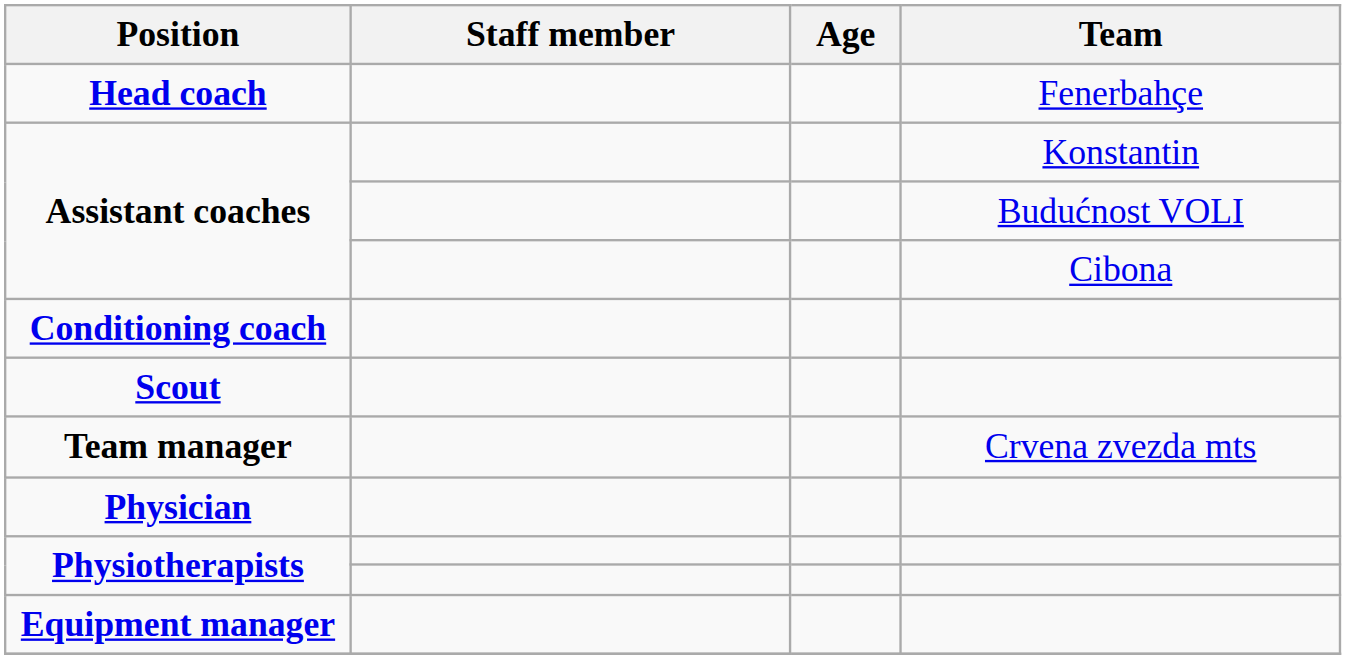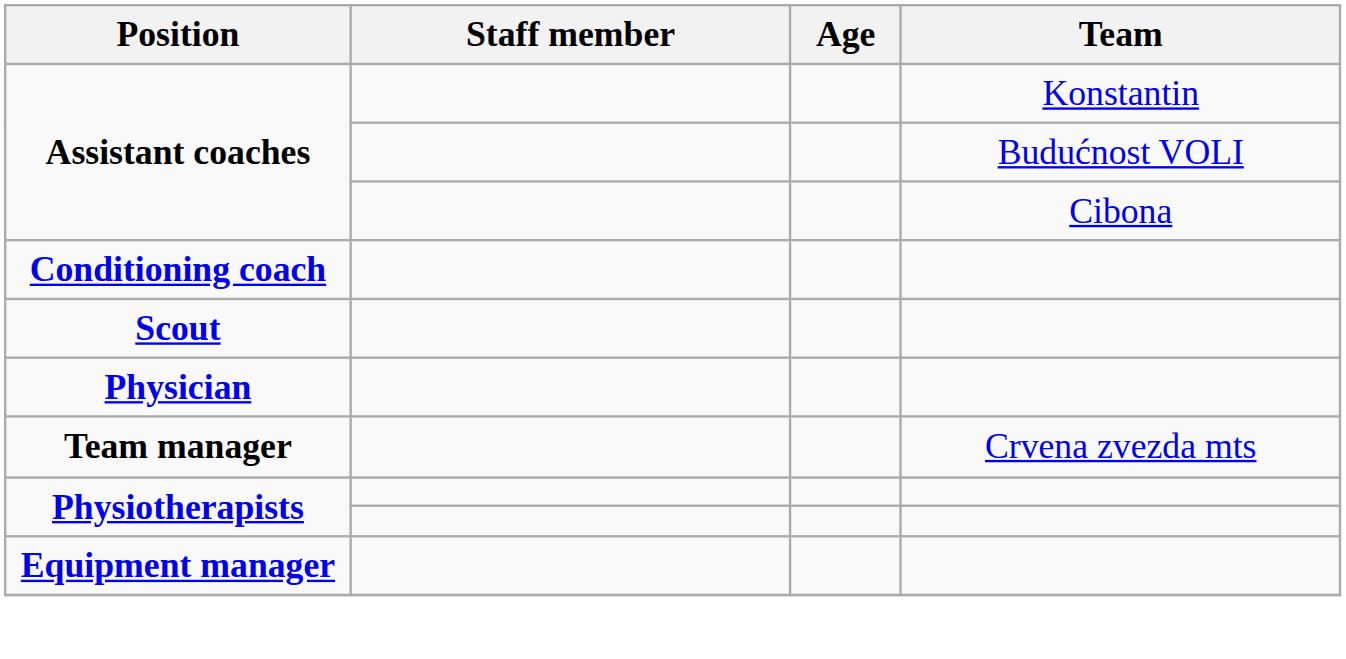- row: (178, 93)
rows swapped: (178, 446) <-> (178, 505)
